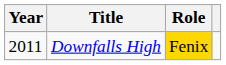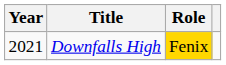(25, 45) 2011 -> (26, 45) 2021
